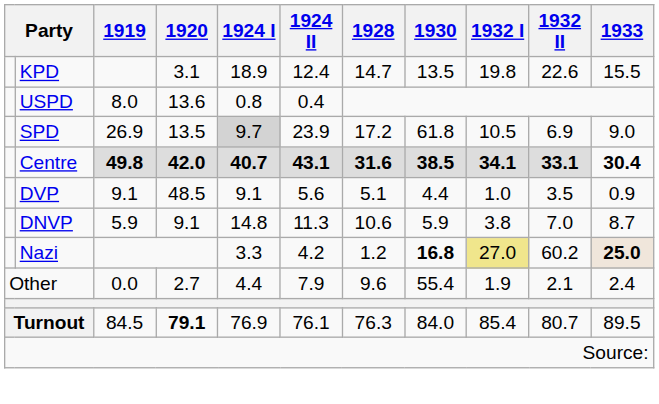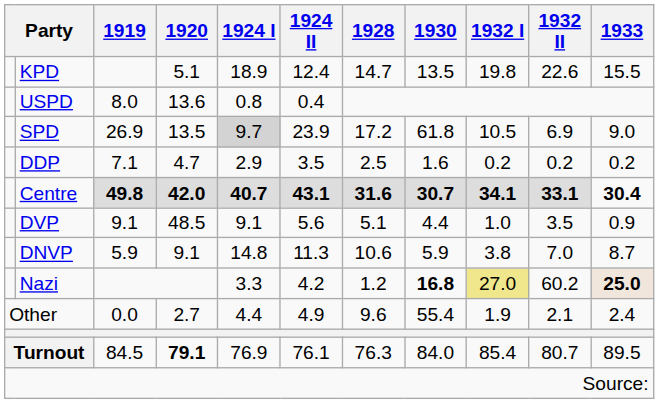(187, 72) 3.1 -> (187, 72) 5.1
+ row: (40, 162)
(435, 162) 38.5 -> (435, 193) 30.7
(311, 284) 7.9 -> (311, 314) 4.9
